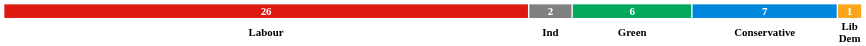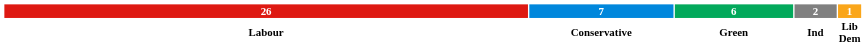columns swapped: (765, 11) <-> (550, 11)
